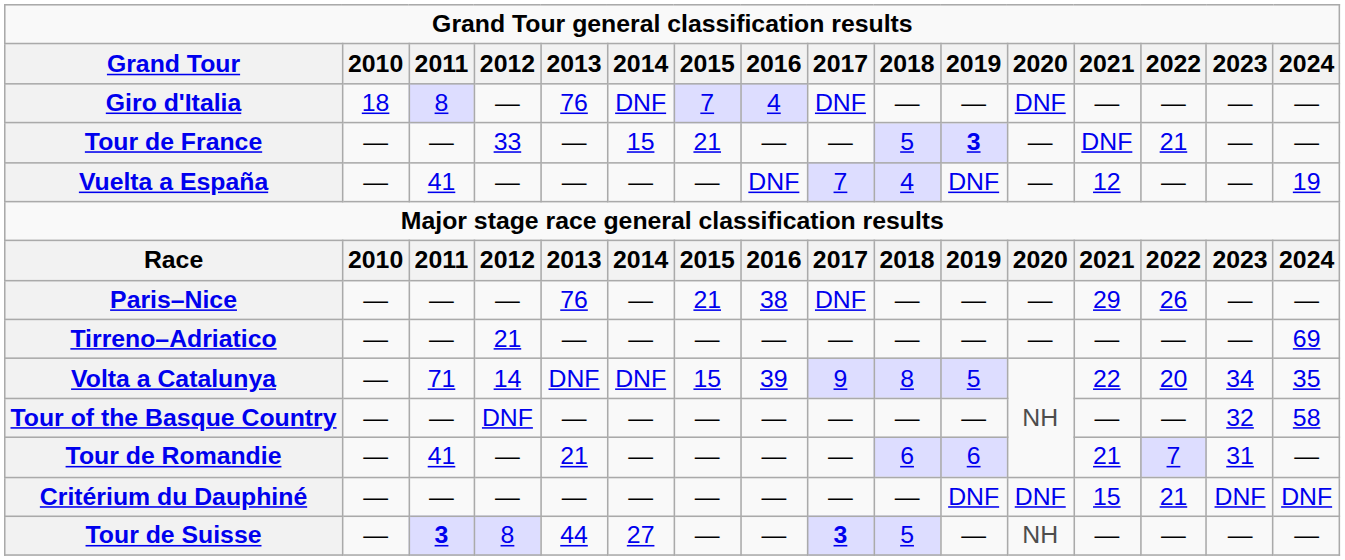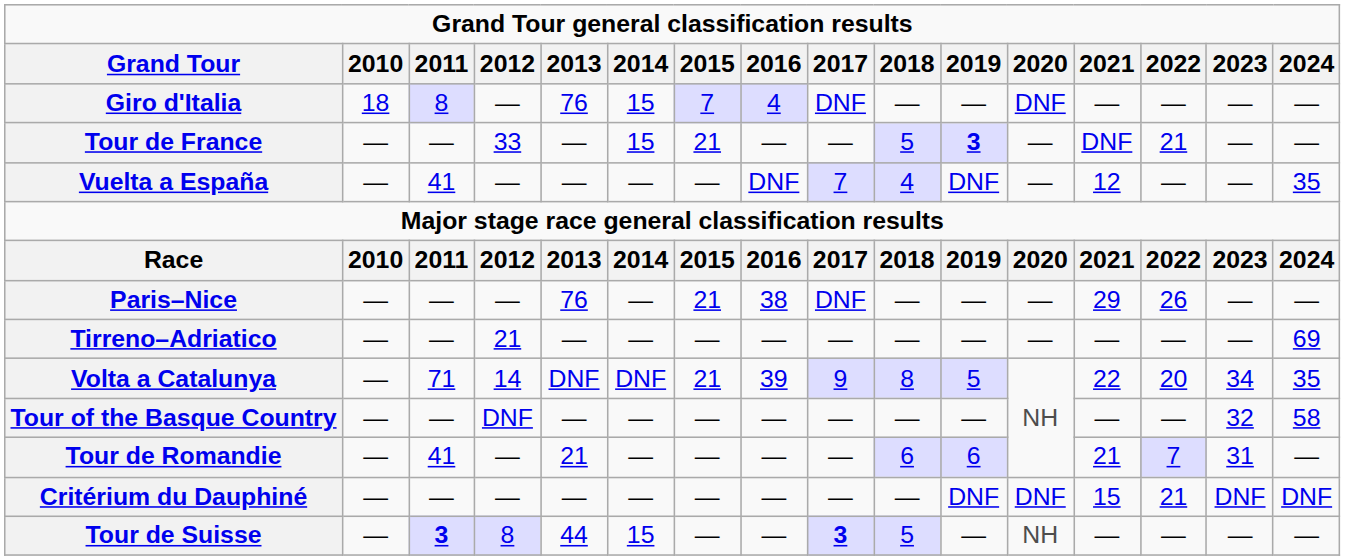(641, 102) DNF -> (641, 102) 15
(1307, 181) 19 -> (1307, 181) 35
(707, 378) 15 -> (707, 378) 21
(641, 535) 27 -> (641, 535) 15
